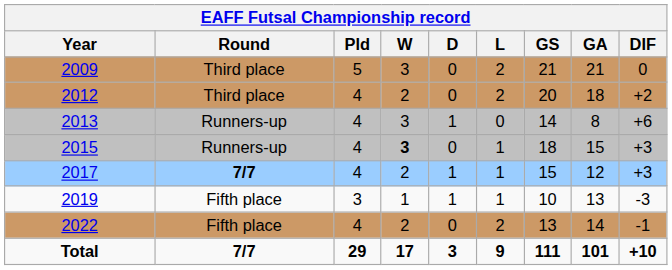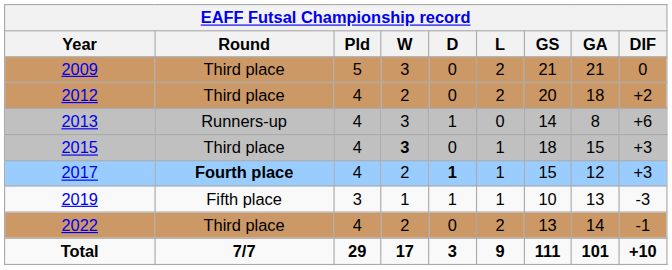(244, 148) Runners-up -> (244, 148) Third place
(244, 174) 7/7 -> (244, 174) Fourth place
(452, 174) normal -> (452, 174) bold
(244, 225) Fifth place -> (244, 225) Third place
